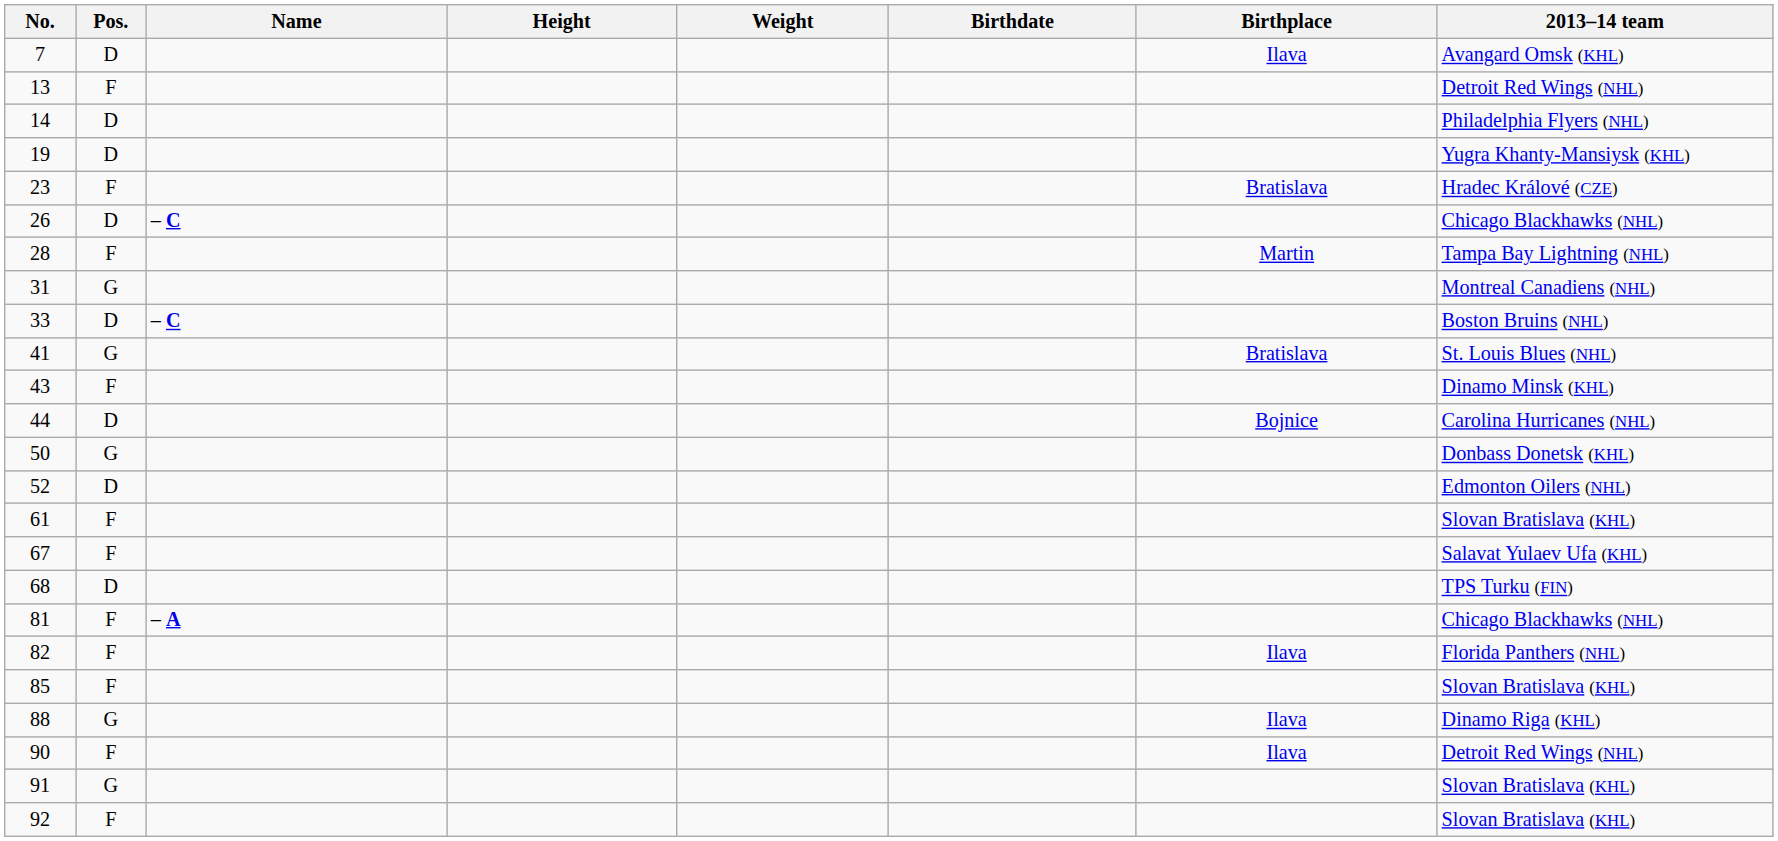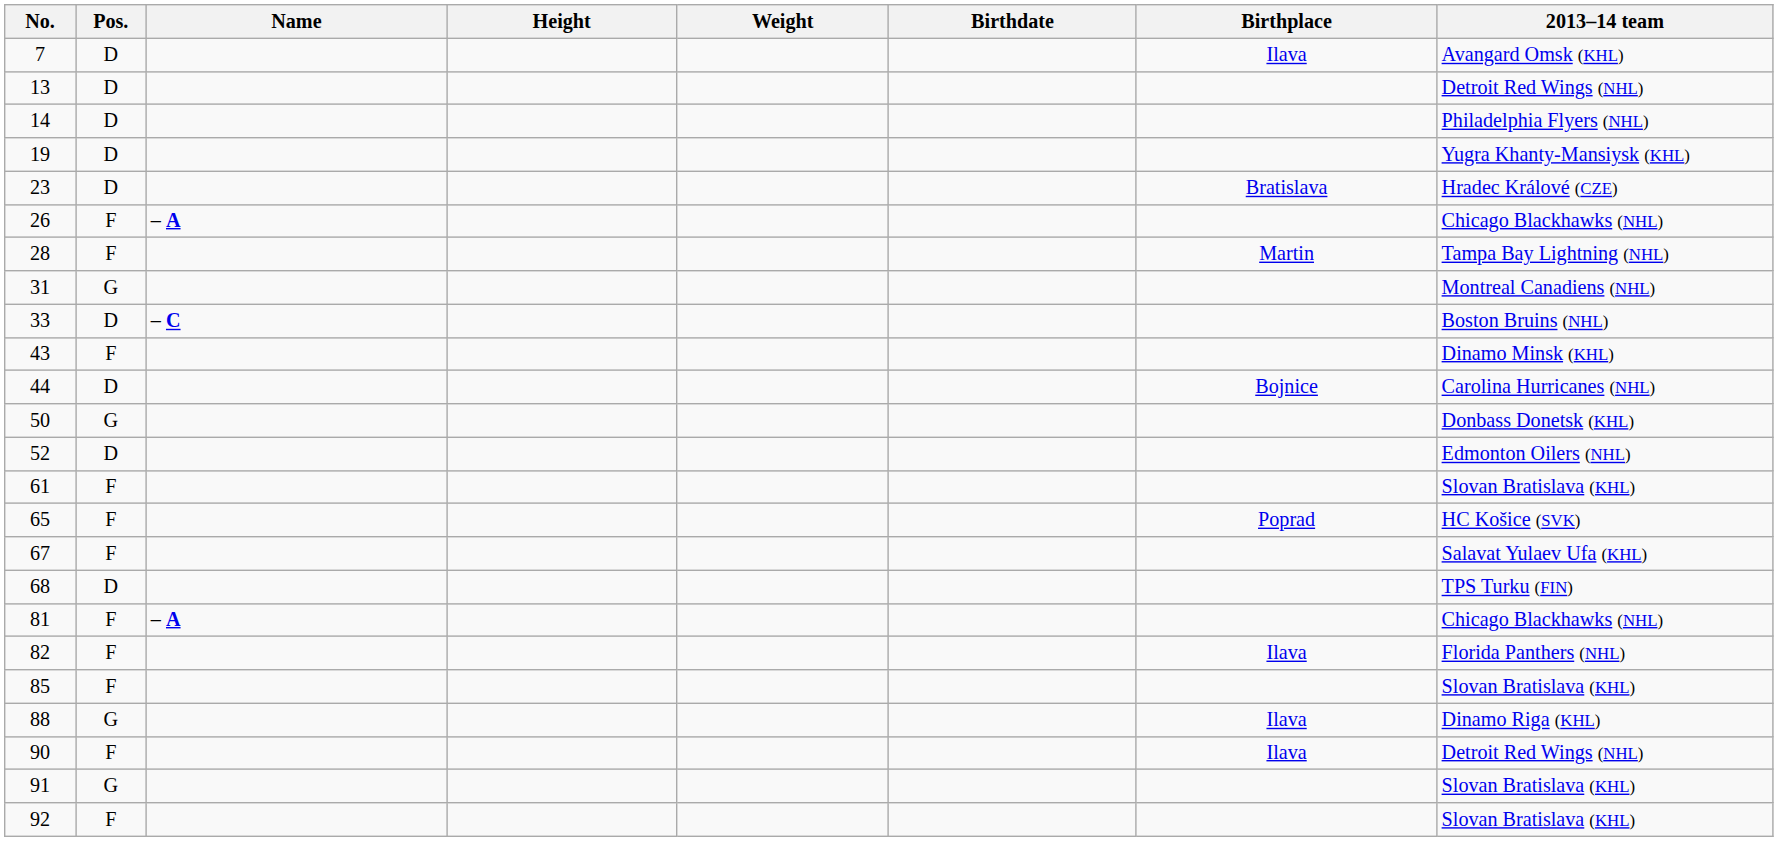(111, 88) F -> (111, 88) D
(111, 187) F -> (111, 187) D
(111, 221) D -> (111, 221) F
(166, 221) – C -> (166, 221) – A
- row: (40, 354)
+ row: (40, 520)
